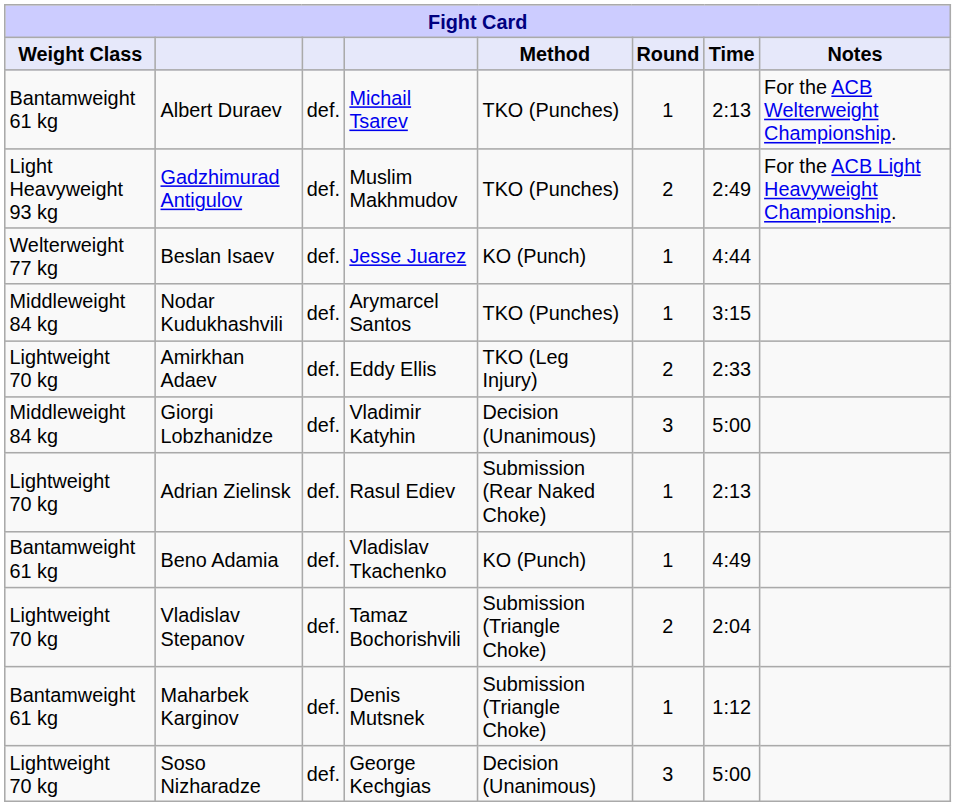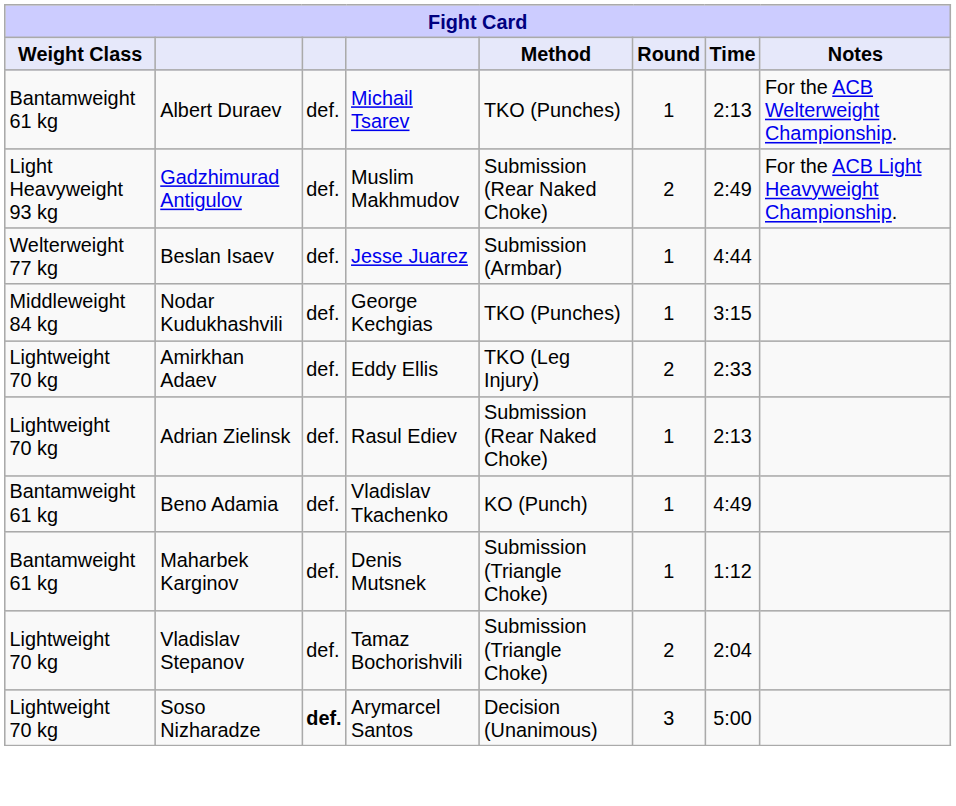(551, 189) TKO (Punches) -> (540, 189) Submission (Rear Naked Choke)
(534, 256) KO (Punch) -> (535, 256) Submission (Armbar)
(394, 312) Arymarcel Santos -> (392, 312) George Kechgias
- row: (217, 424)
rows swapped: (205, 706) <-> (202, 627)
(323, 774) normal -> (324, 718) bold
(390, 774) George Kechgias -> (396, 718) Arymarcel Santos
